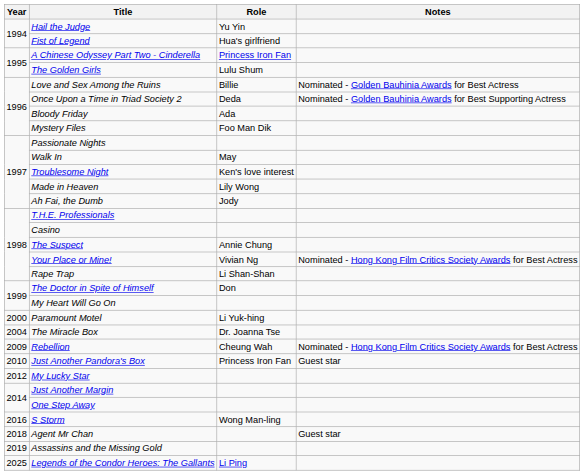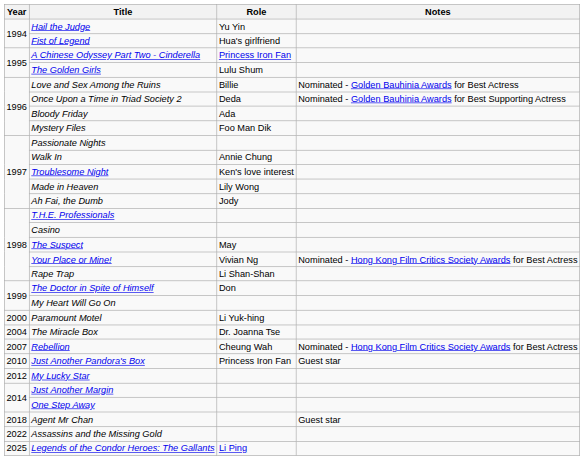(228, 158) May -> (246, 158) Annie Chung
(246, 245) Annie Chung -> (228, 245) May
(17, 347) 2009 -> (17, 347) 2007
- row: (48, 420)
(17, 449) 2019 -> (17, 434) 2022
